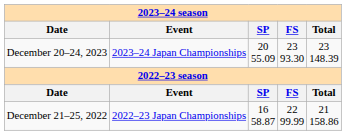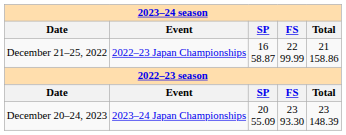rows swapped: (57, 53) <-> (57, 116)
